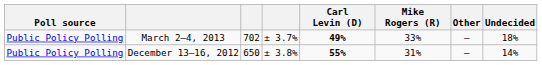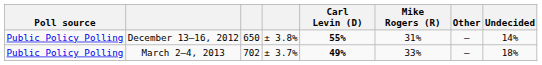rows swapped: (183, 53) <-> (183, 38)
